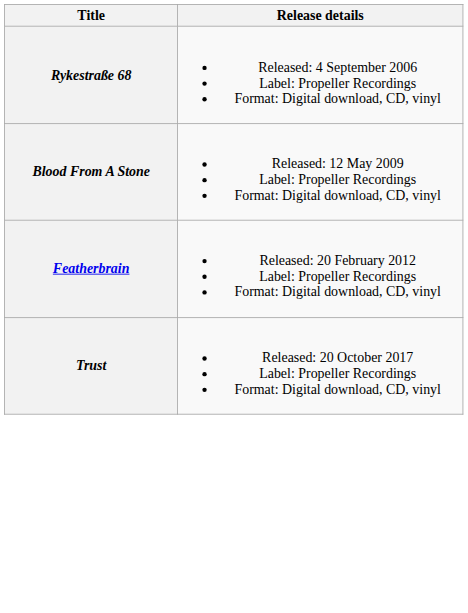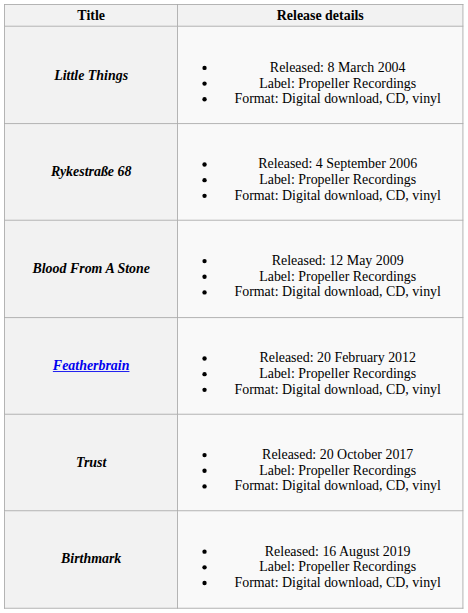+ row: (91, 75)
+ row: (91, 559)
